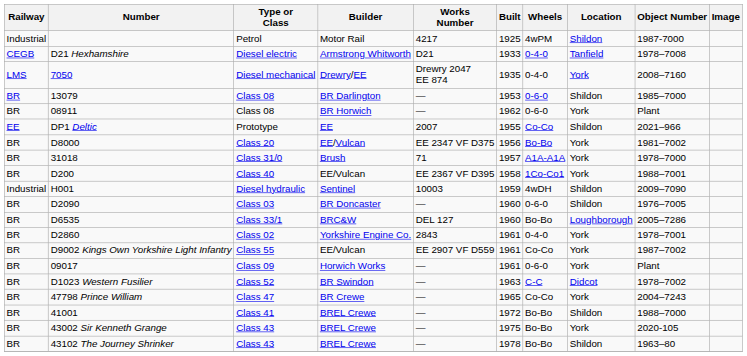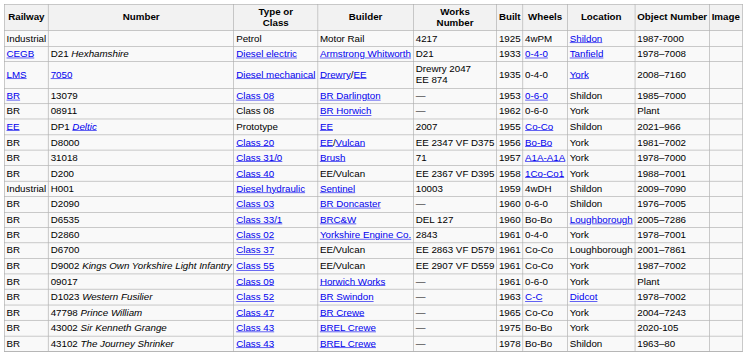+ row: (65, 250)
- row: (64, 312)
